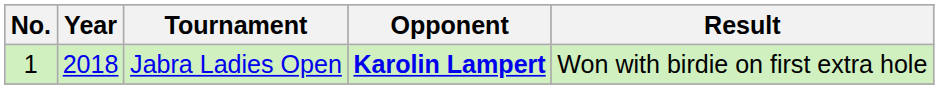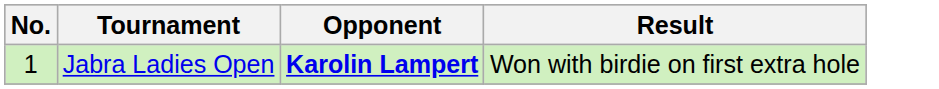- column: (91, 25)
